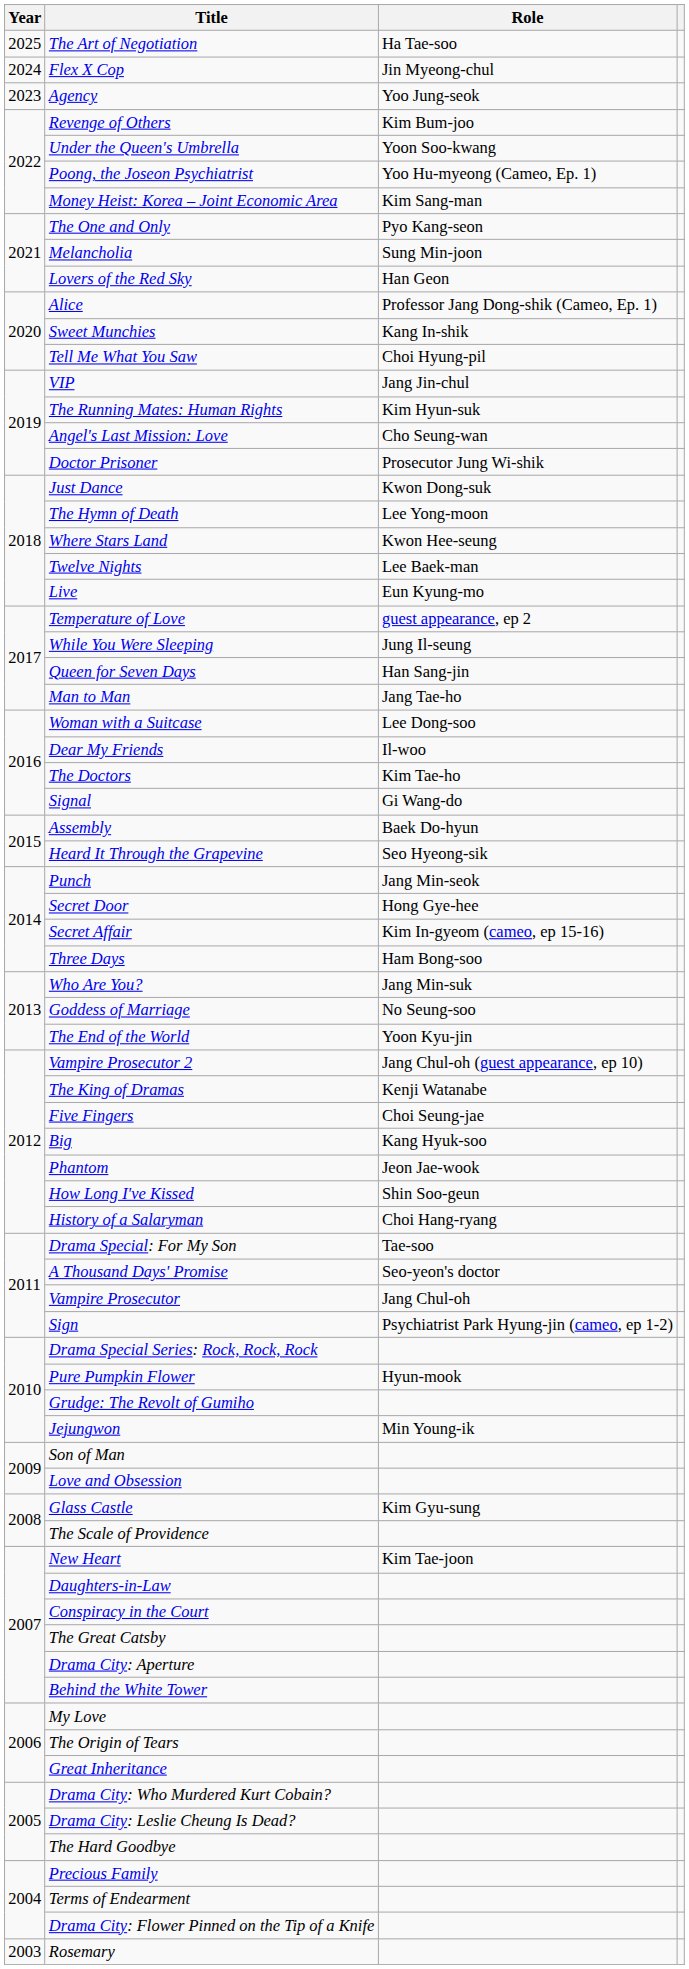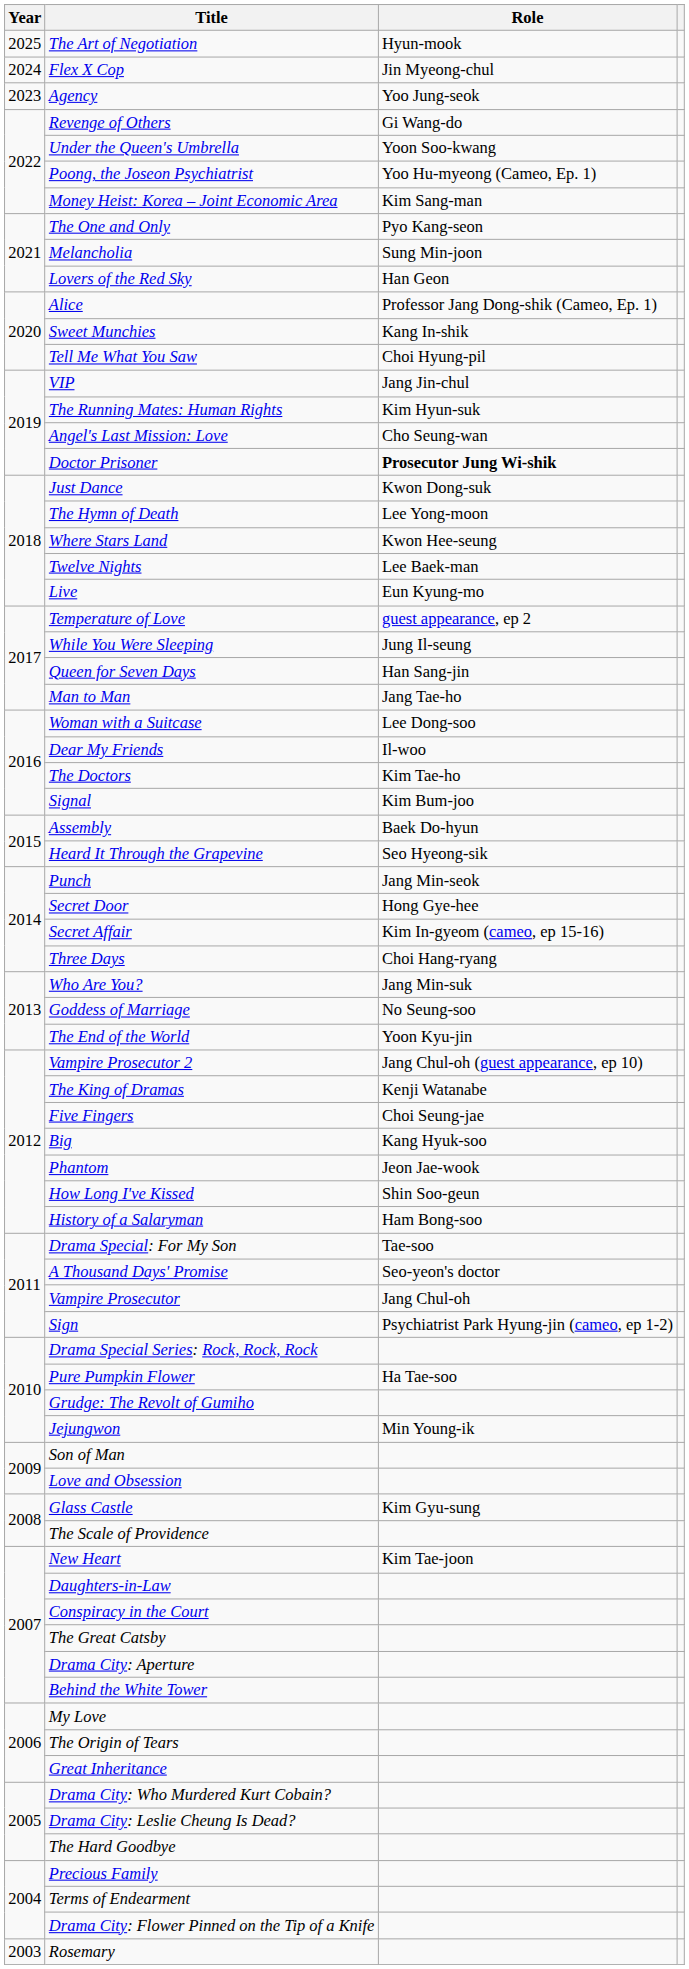(419, 43) Ha Tae-soo -> (422, 43) Hyun-mook
(428, 122) Kim Bum-joo -> (422, 122) Gi Wang-do
(463, 461) normal -> (469, 461) bold
(422, 801) Gi Wang-do -> (428, 801) Kim Bum-joo
(432, 958) Ham Bong-soo -> (439, 958) Choi Hang-ryang
(439, 1219) Choi Hang-ryang -> (432, 1219) Ham Bong-soo
(422, 1376) Hyun-mook -> (419, 1376) Ha Tae-soo
